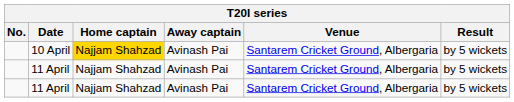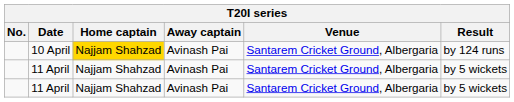(475, 50) by 5 wickets -> (474, 50) by 124 runs
